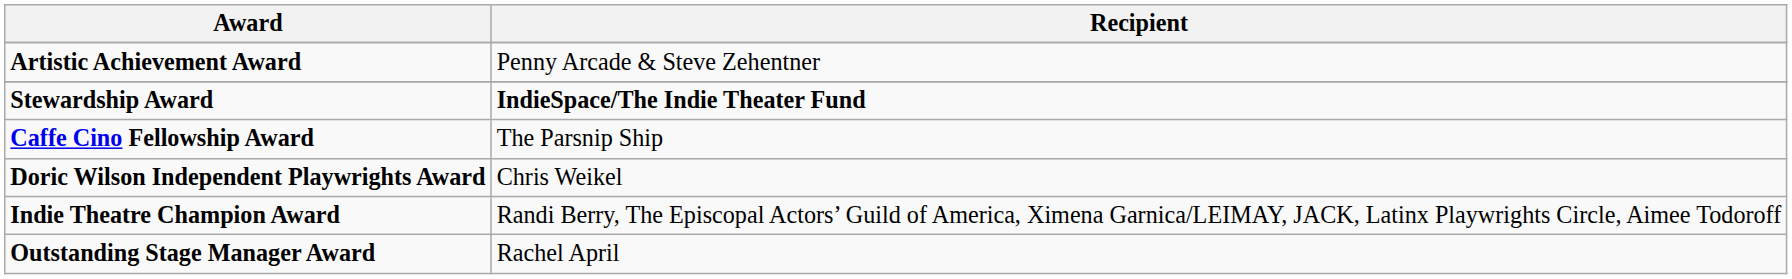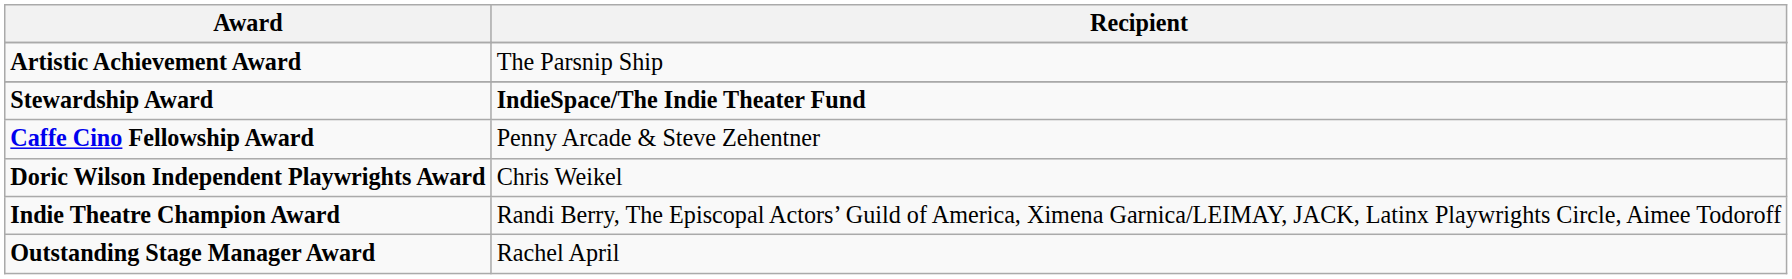(658, 61) Penny Arcade & Steve Zehentner -> (580, 61) The Parsnip Ship
(580, 138) The Parsnip Ship -> (658, 138) Penny Arcade & Steve Zehentner
